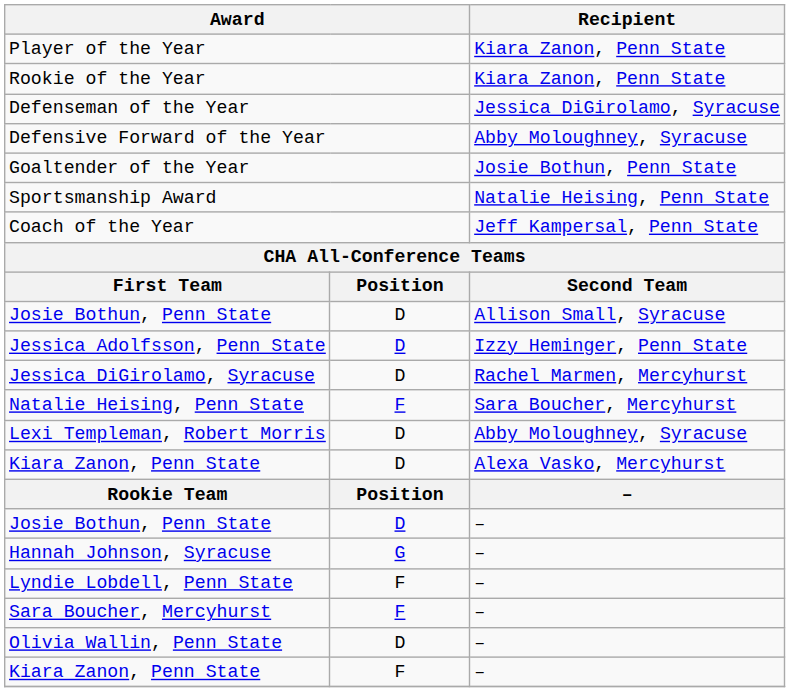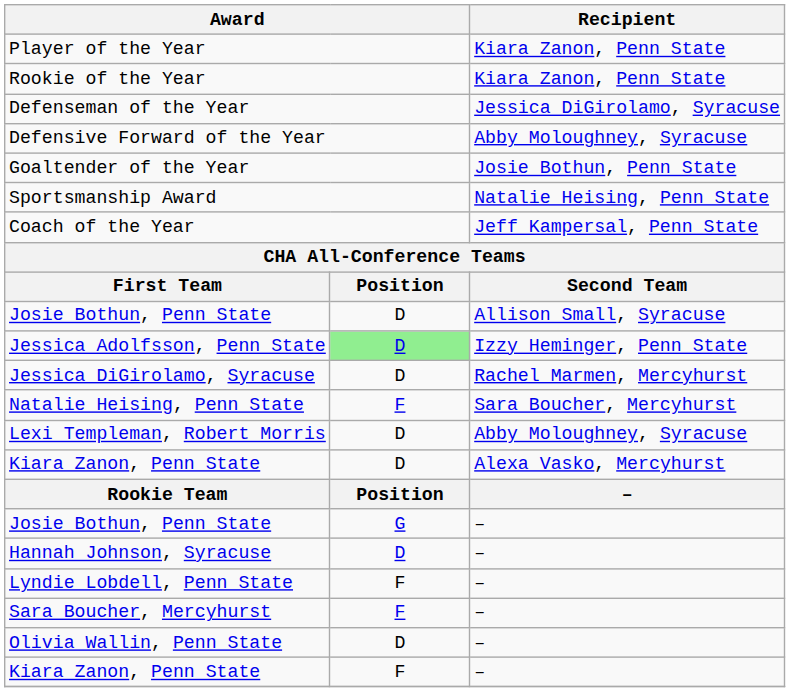(400, 346) no background -> (400, 346) lightgreen background
(400, 524) D -> (400, 524) G
(400, 553) G -> (400, 553) D
